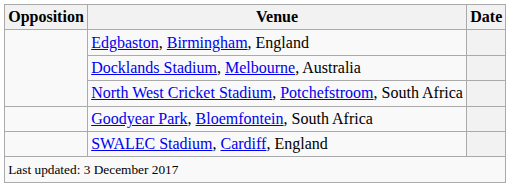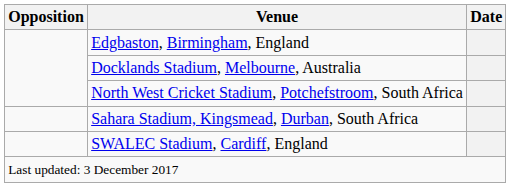+ row: (255, 118)
- row: (232, 118)
